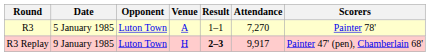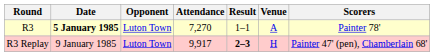columns swapped: (185, 12) <-> (258, 12)
(84, 28) normal -> (86, 28) bold
